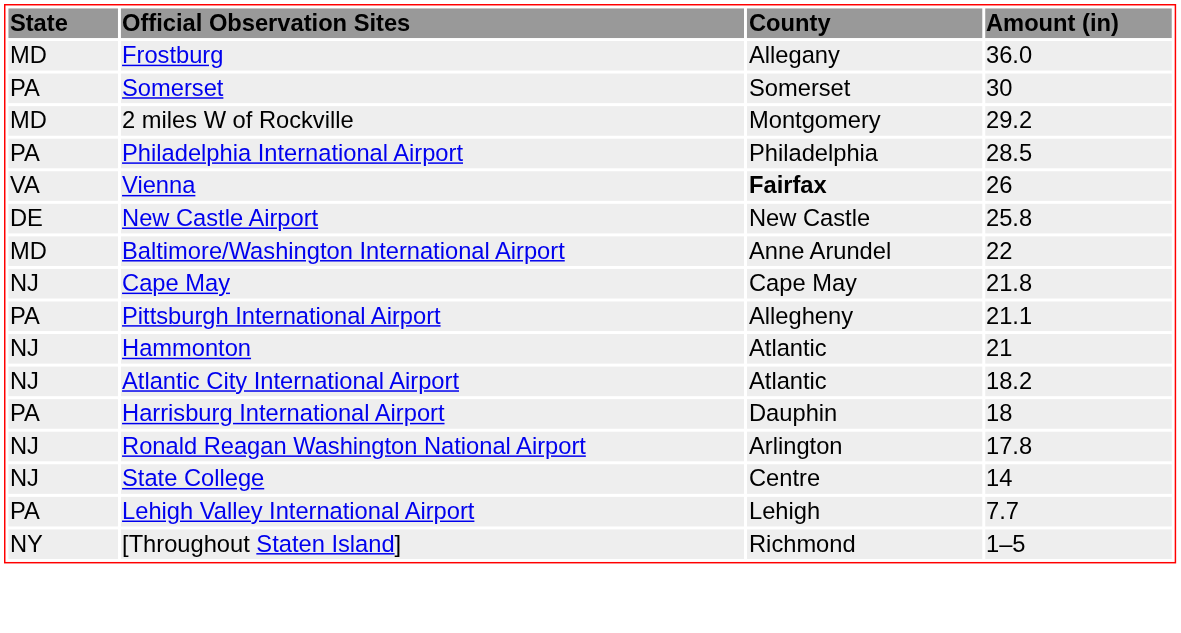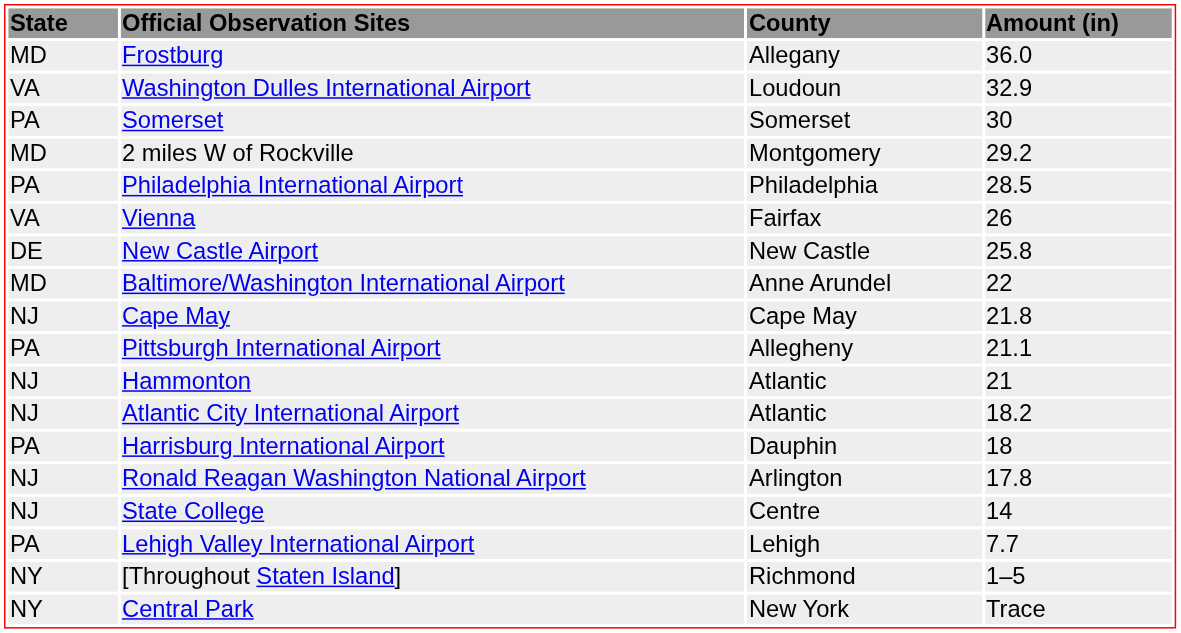+ row: (326, 88)
(788, 185) bold -> (785, 218) normal
+ row: (188, 609)
